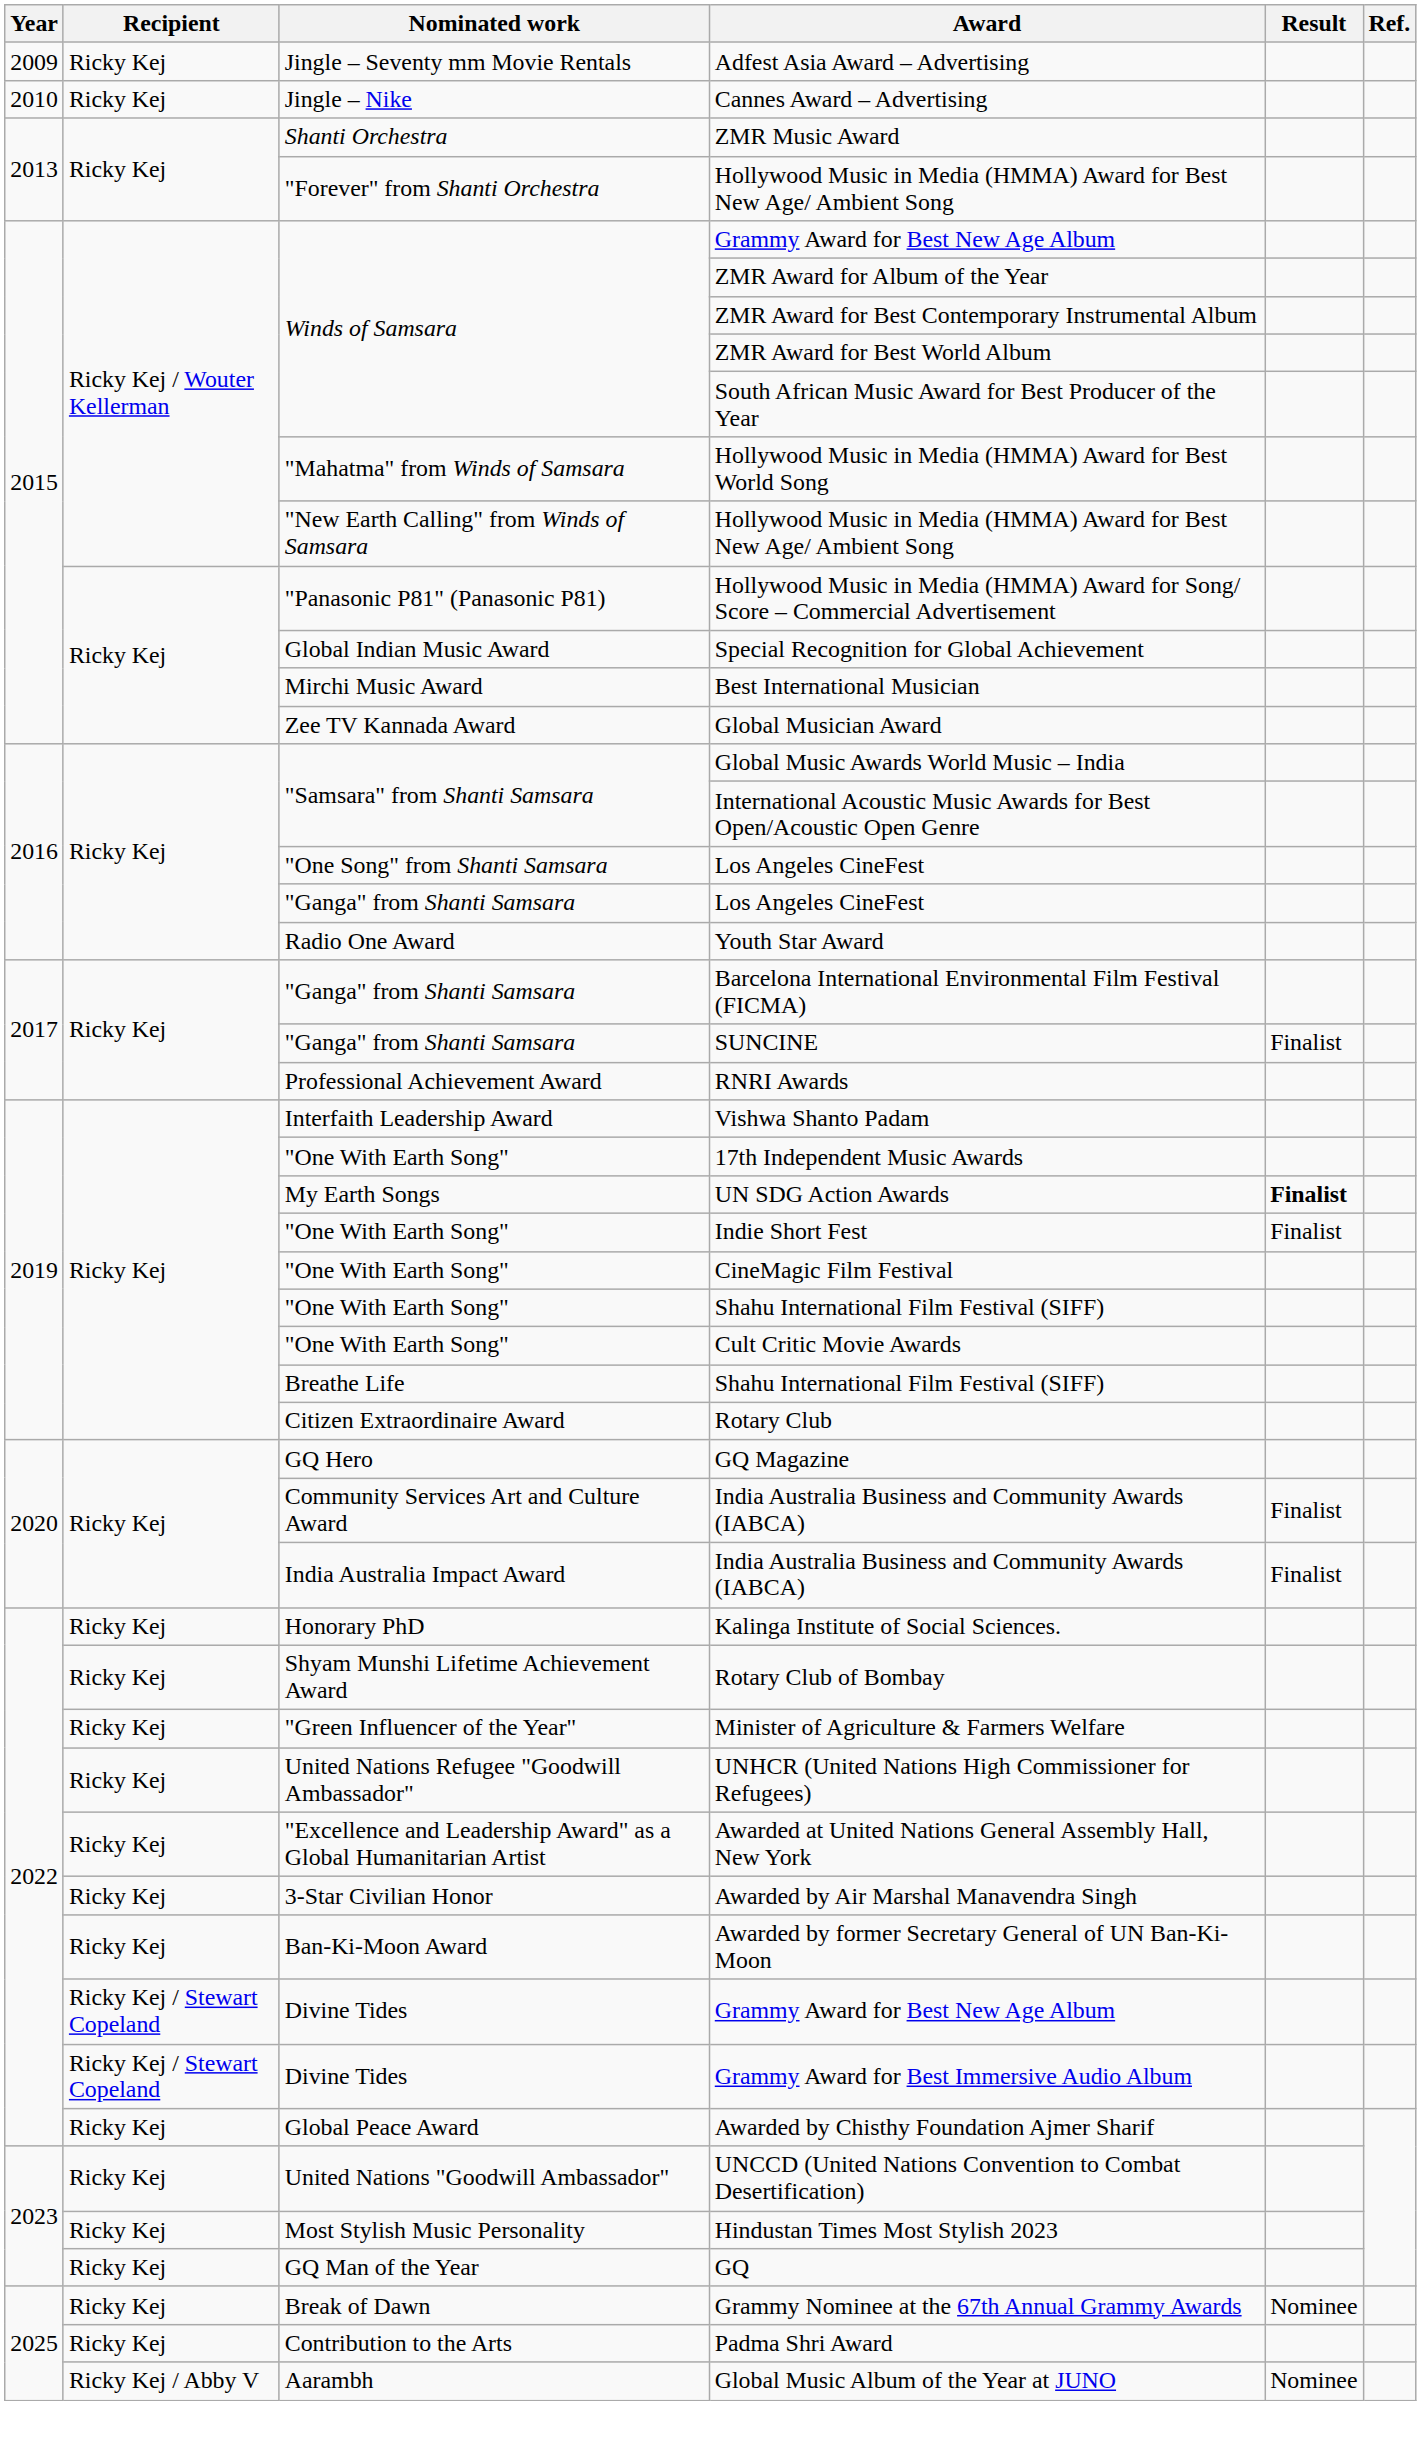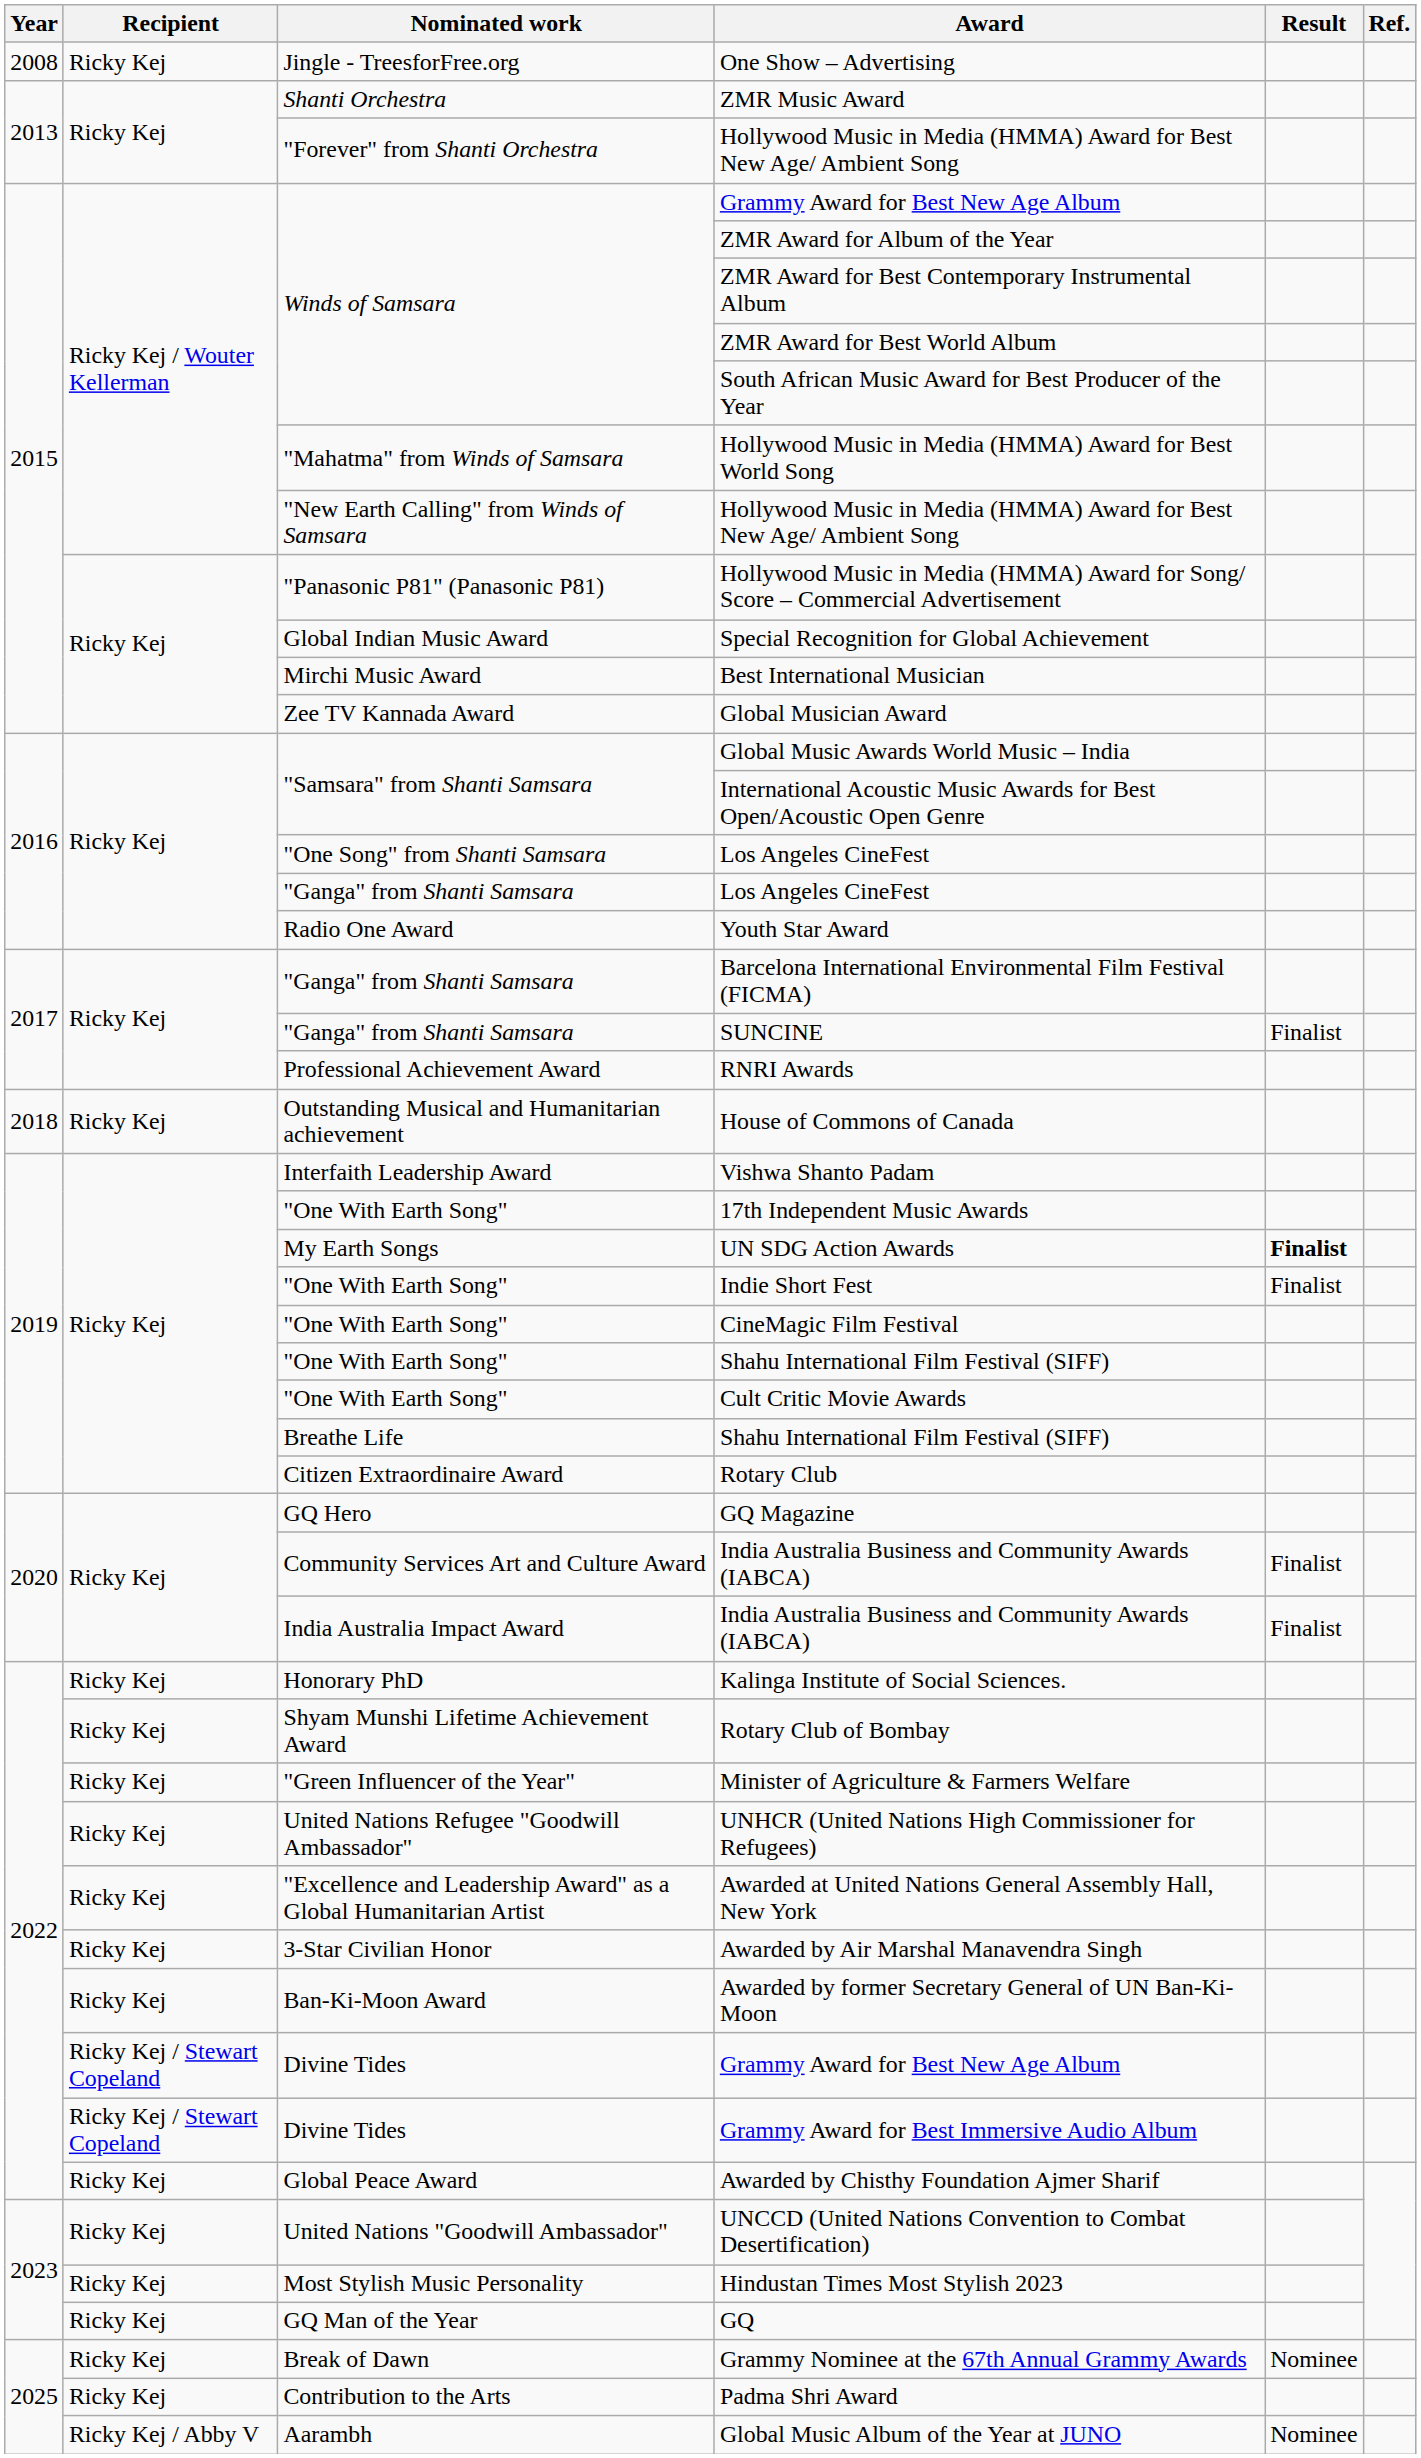+ row: (401, 61)
- row: (458, 61)
- row: (348, 99)
+ row: (472, 1120)
